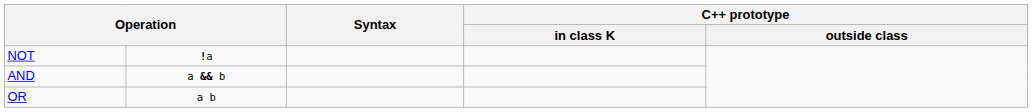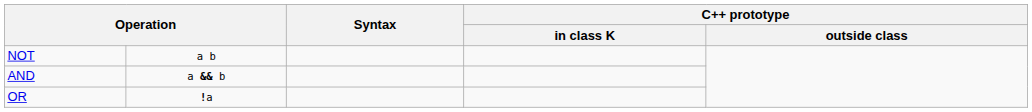(206, 56) !a -> (206, 56) a b
(206, 97) a b -> (206, 97) !a
